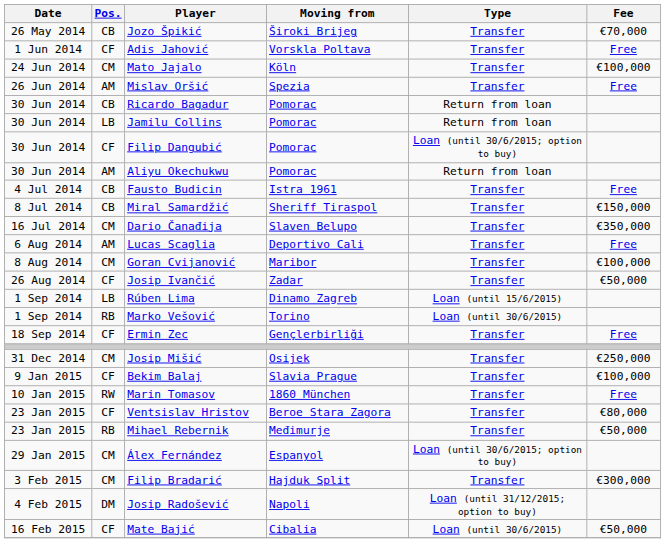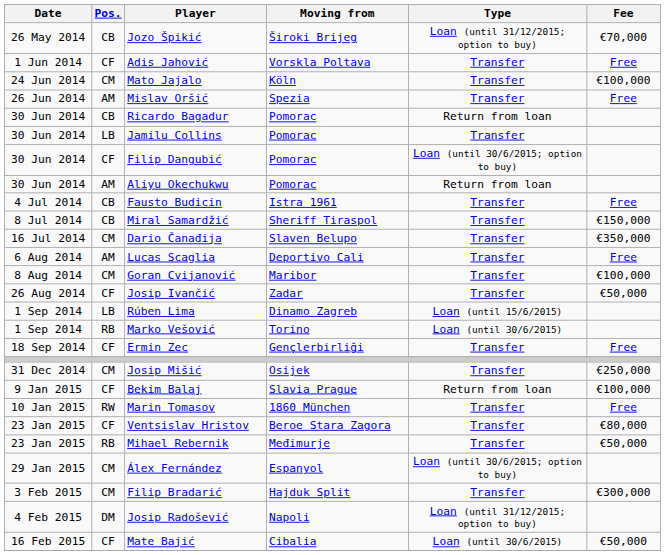(497, 32) Transfer -> (497, 38) Loan (until 31/12/2015; option to buy)
(497, 123) Return from loan -> (497, 135) Transfer
(497, 377) Transfer -> (497, 389) Return from loan
